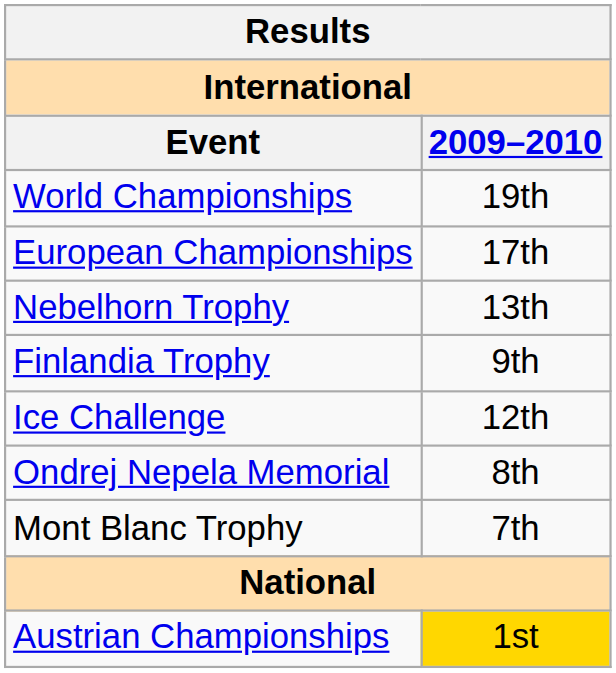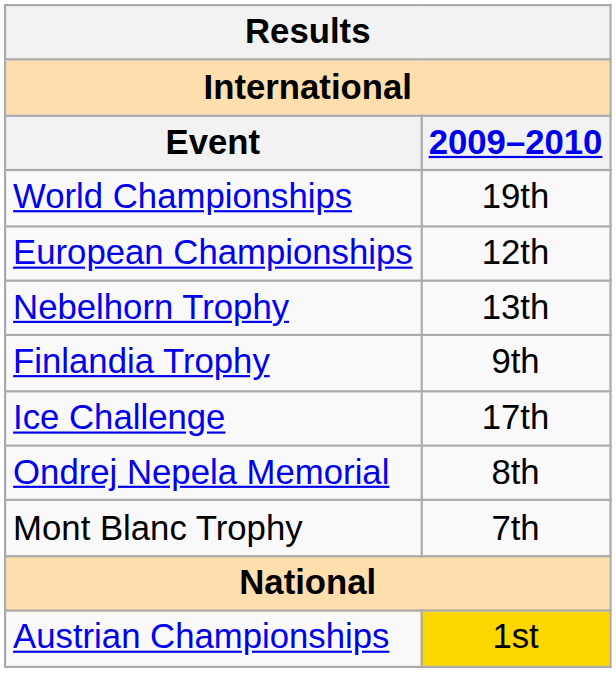(516, 252) 17th -> (516, 252) 12th
(516, 417) 12th -> (516, 417) 17th
